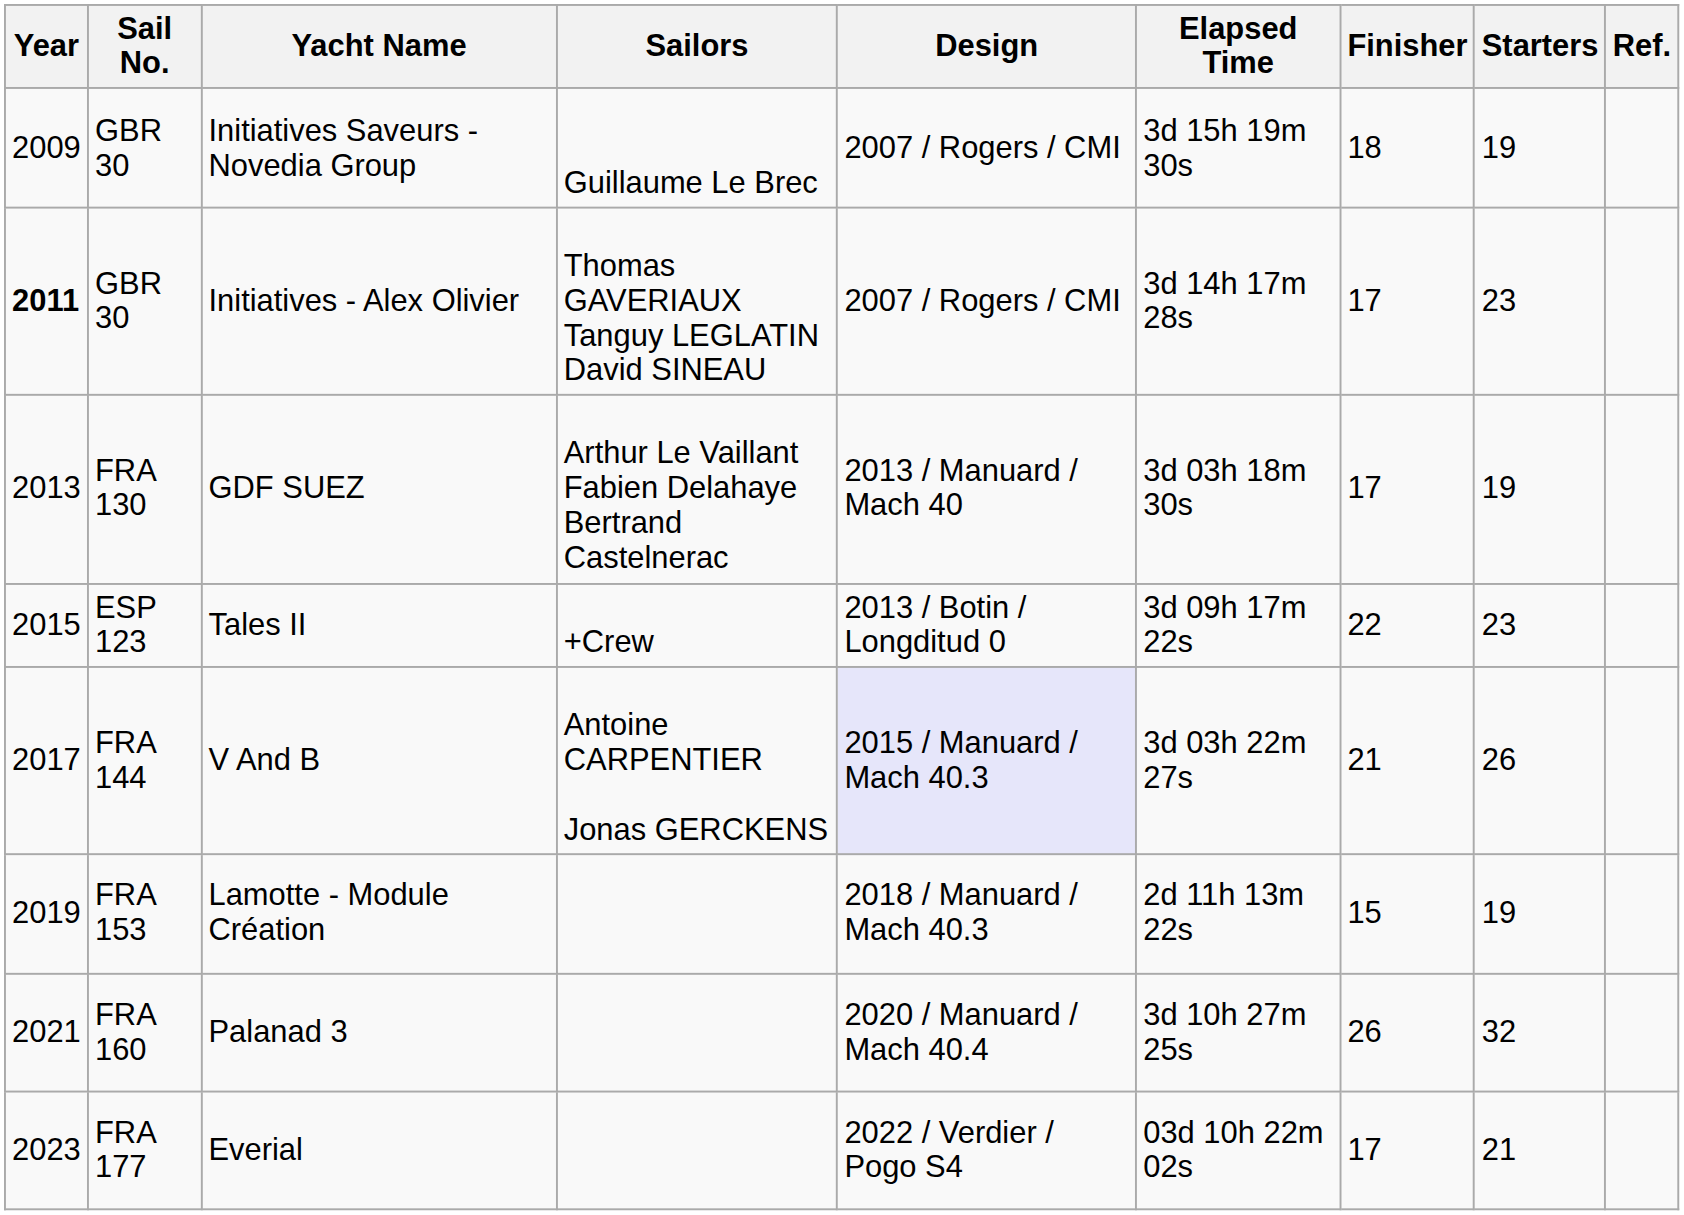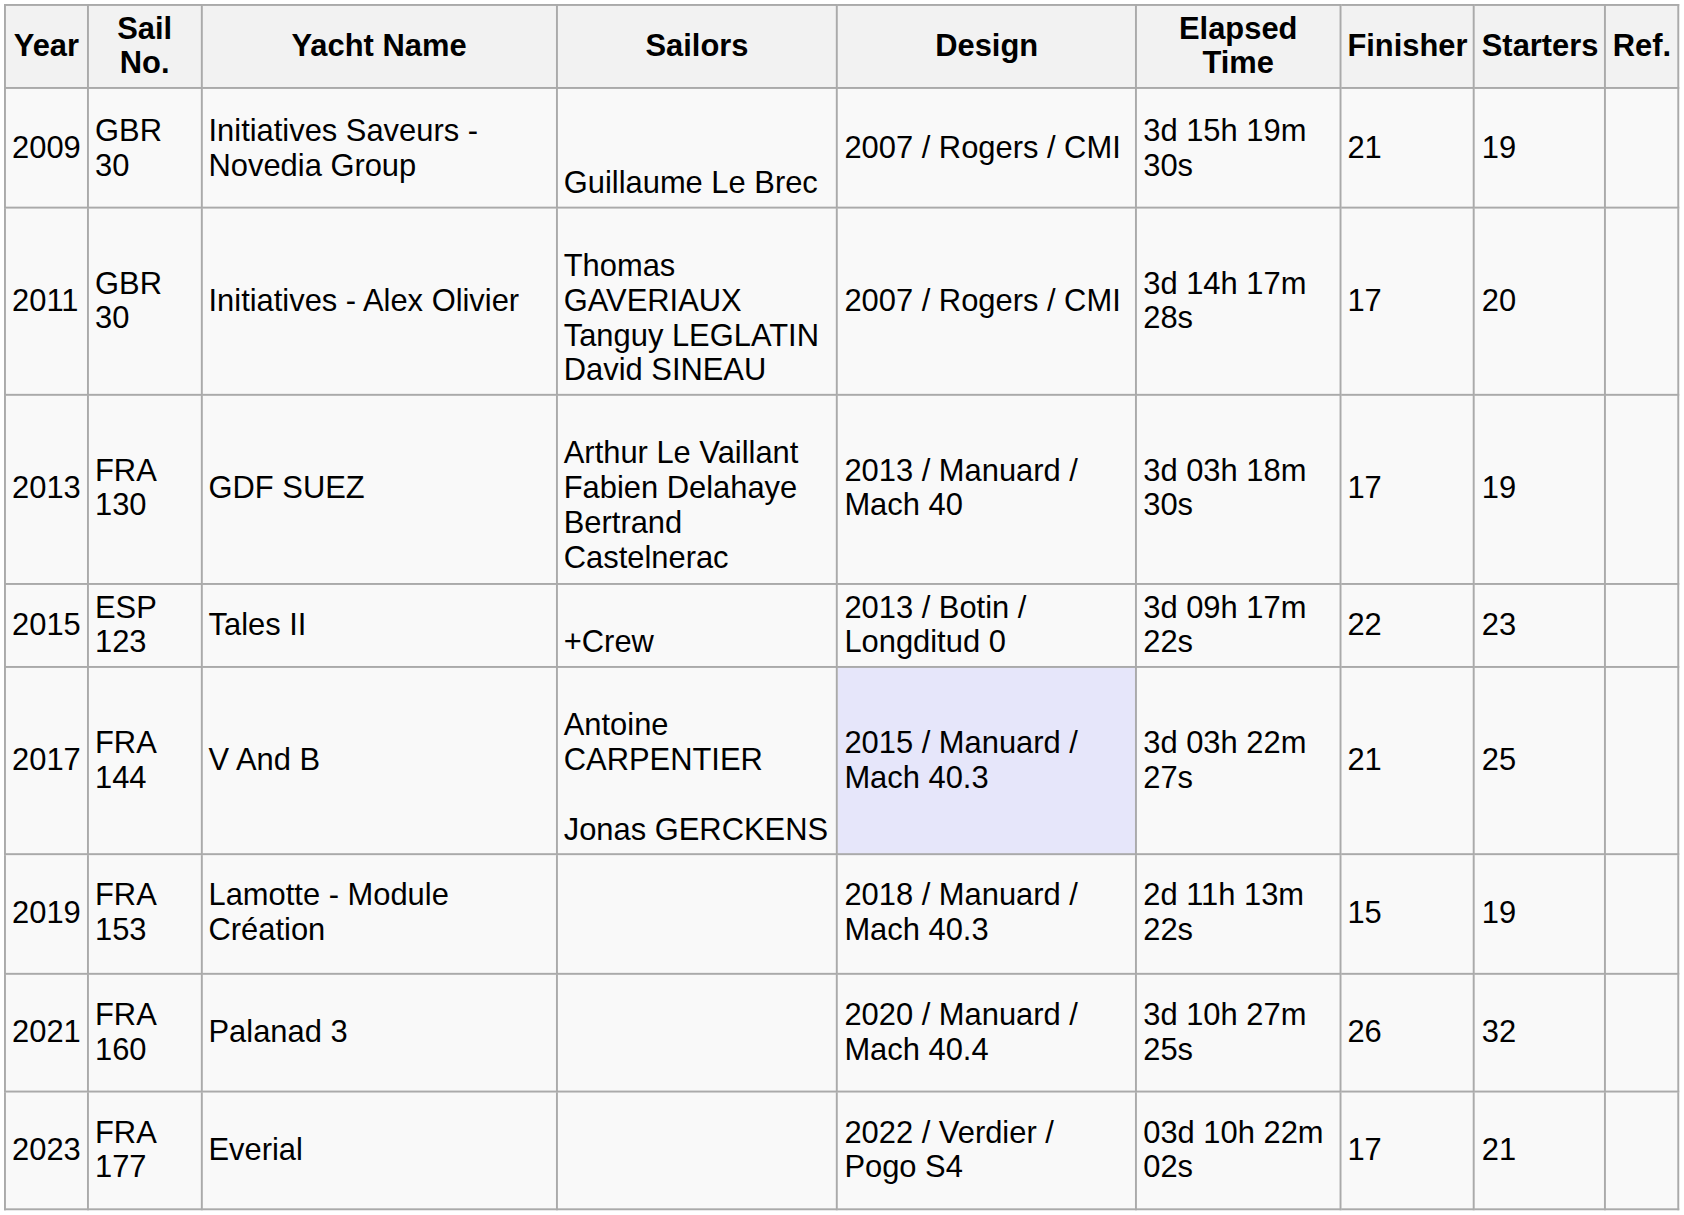(1365, 147) 18 -> (1365, 147) 21
(46, 300) bold -> (45, 300) normal
(1499, 300) 23 -> (1499, 300) 20
(1499, 760) 26 -> (1499, 760) 25
